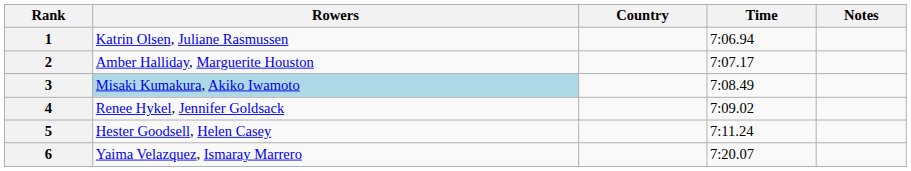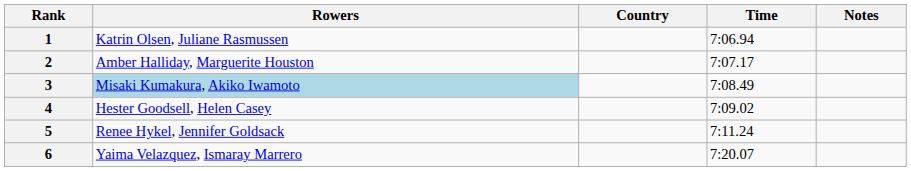(190, 108) Renee Hykel, Jennifer Goldsack -> (184, 108) Hester Goodsell, Helen Casey
(184, 131) Hester Goodsell, Helen Casey -> (190, 131) Renee Hykel, Jennifer Goldsack
